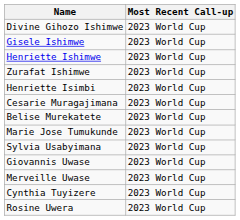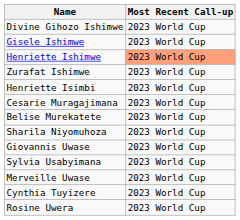(167, 57) no background -> (167, 57) lightsalmon background
+ row: (57, 132)
- row: (62, 132)
rows swapped: (54, 147) <-> (48, 162)
